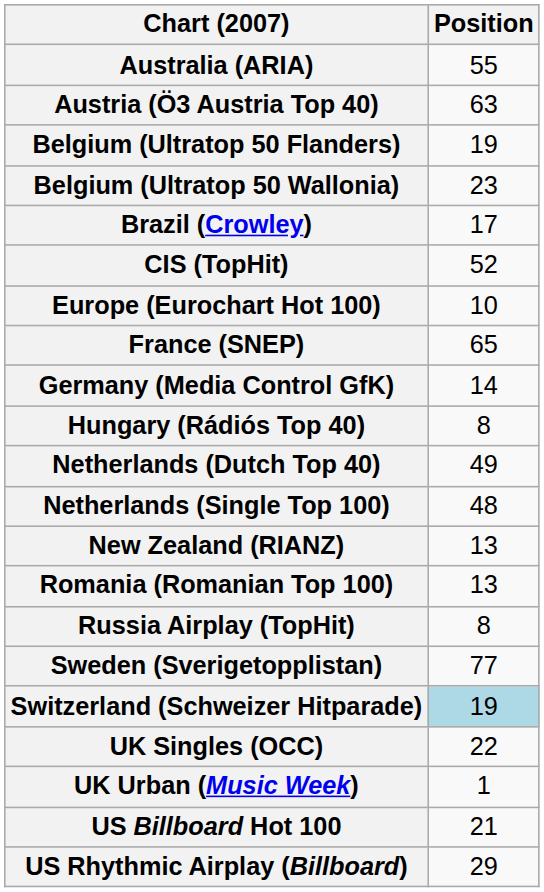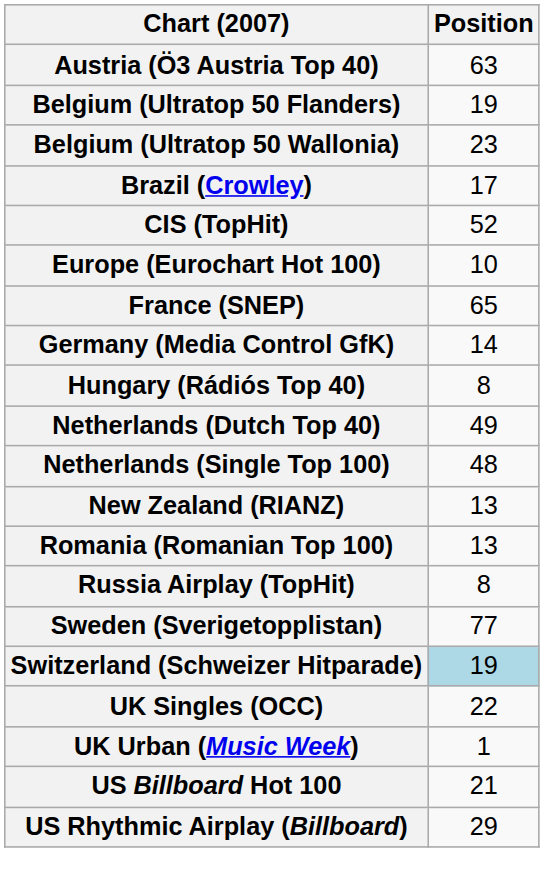- row: (216, 64)
